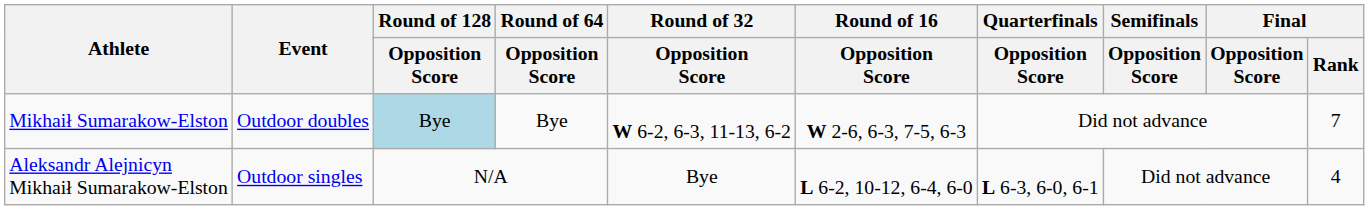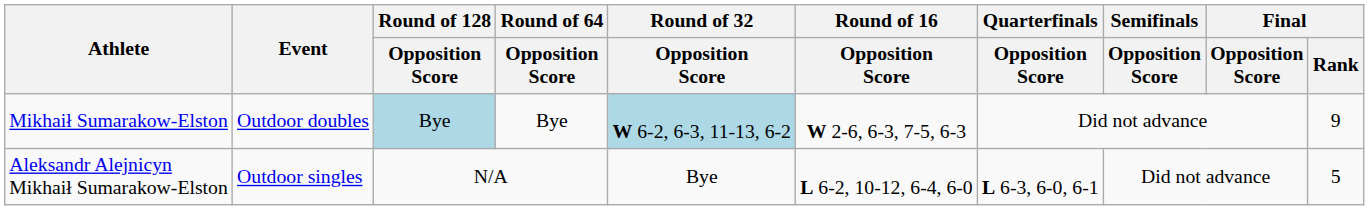(702, 132) no background -> (702, 132) lightblue background
(1336, 121) 7 -> (1336, 121) 9
(1336, 176) 4 -> (1336, 176) 5
